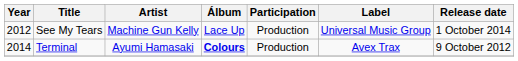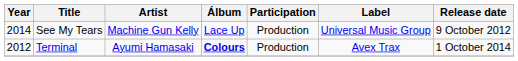(19, 30) 2012 -> (19, 30) 2014
(473, 30) 1 October 2014 -> (473, 30) 9 October 2012
(19, 47) 2014 -> (19, 47) 2012
(473, 47) 9 October 2012 -> (473, 47) 1 October 2014
